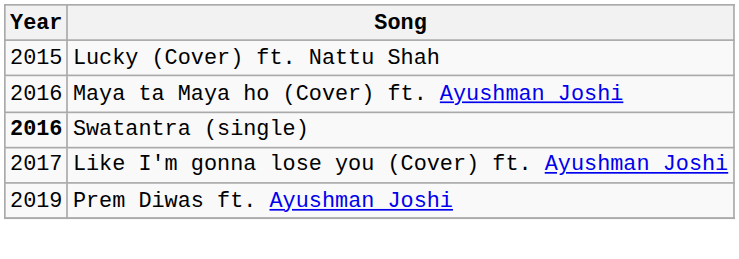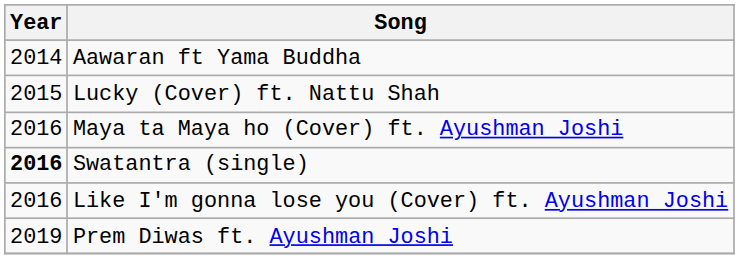+ row: (217, 58)
(36, 165) 2017 -> (36, 201) 2016
